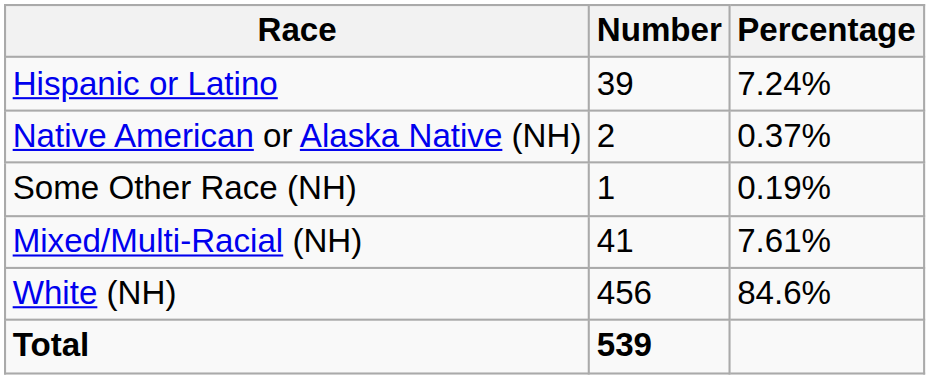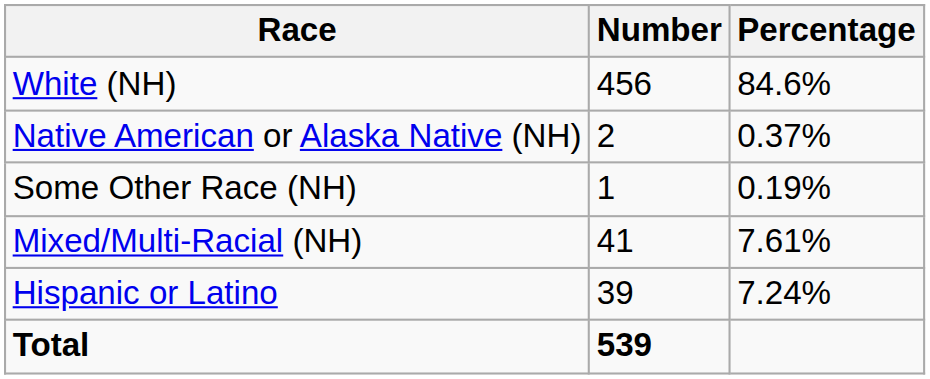rows swapped: (95, 293) <-> (145, 83)
